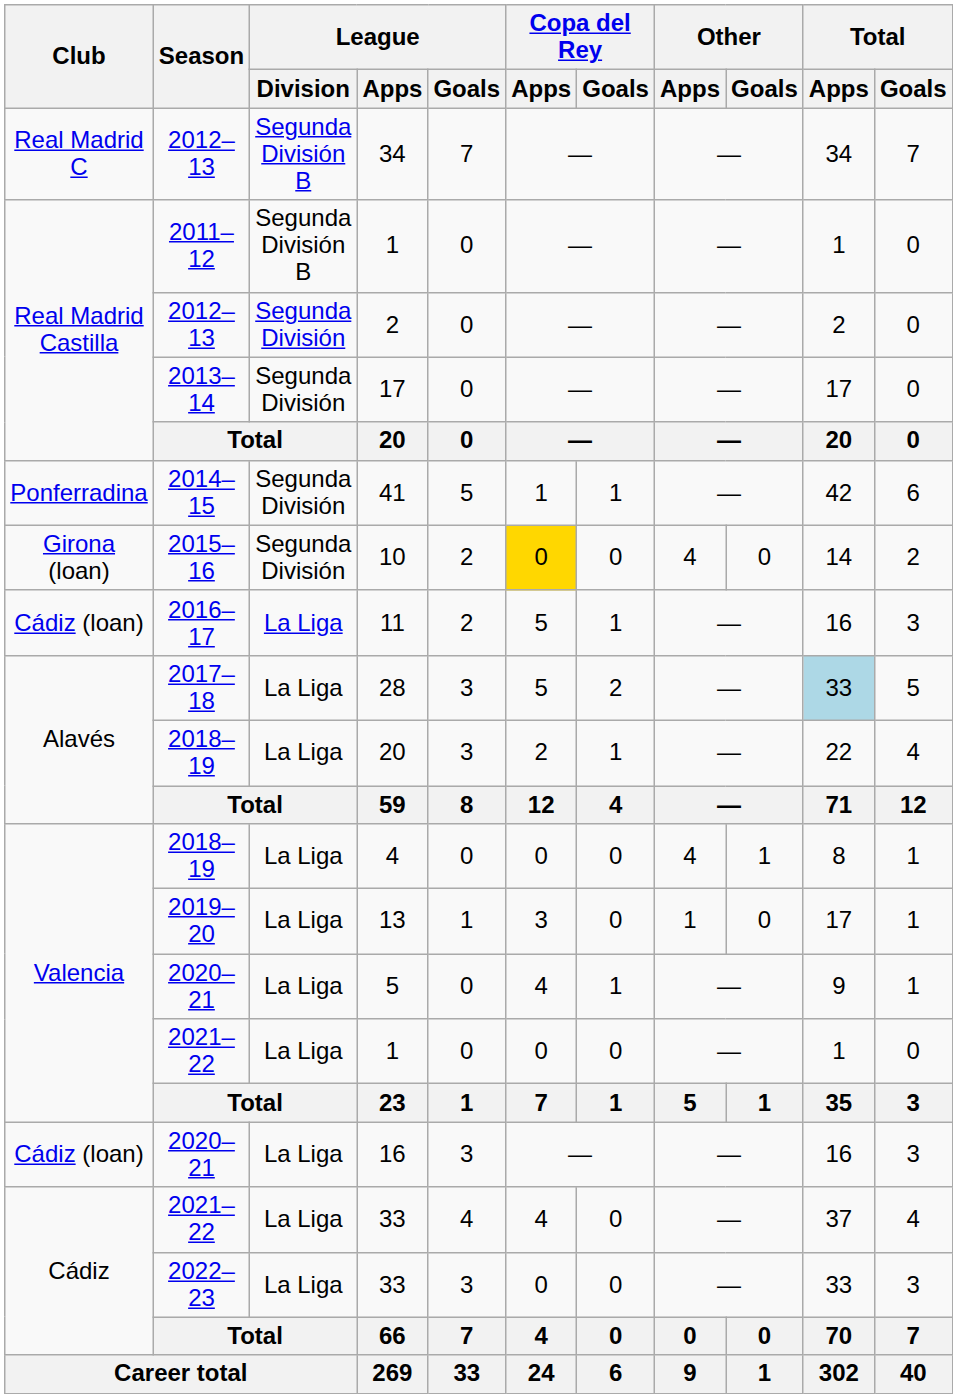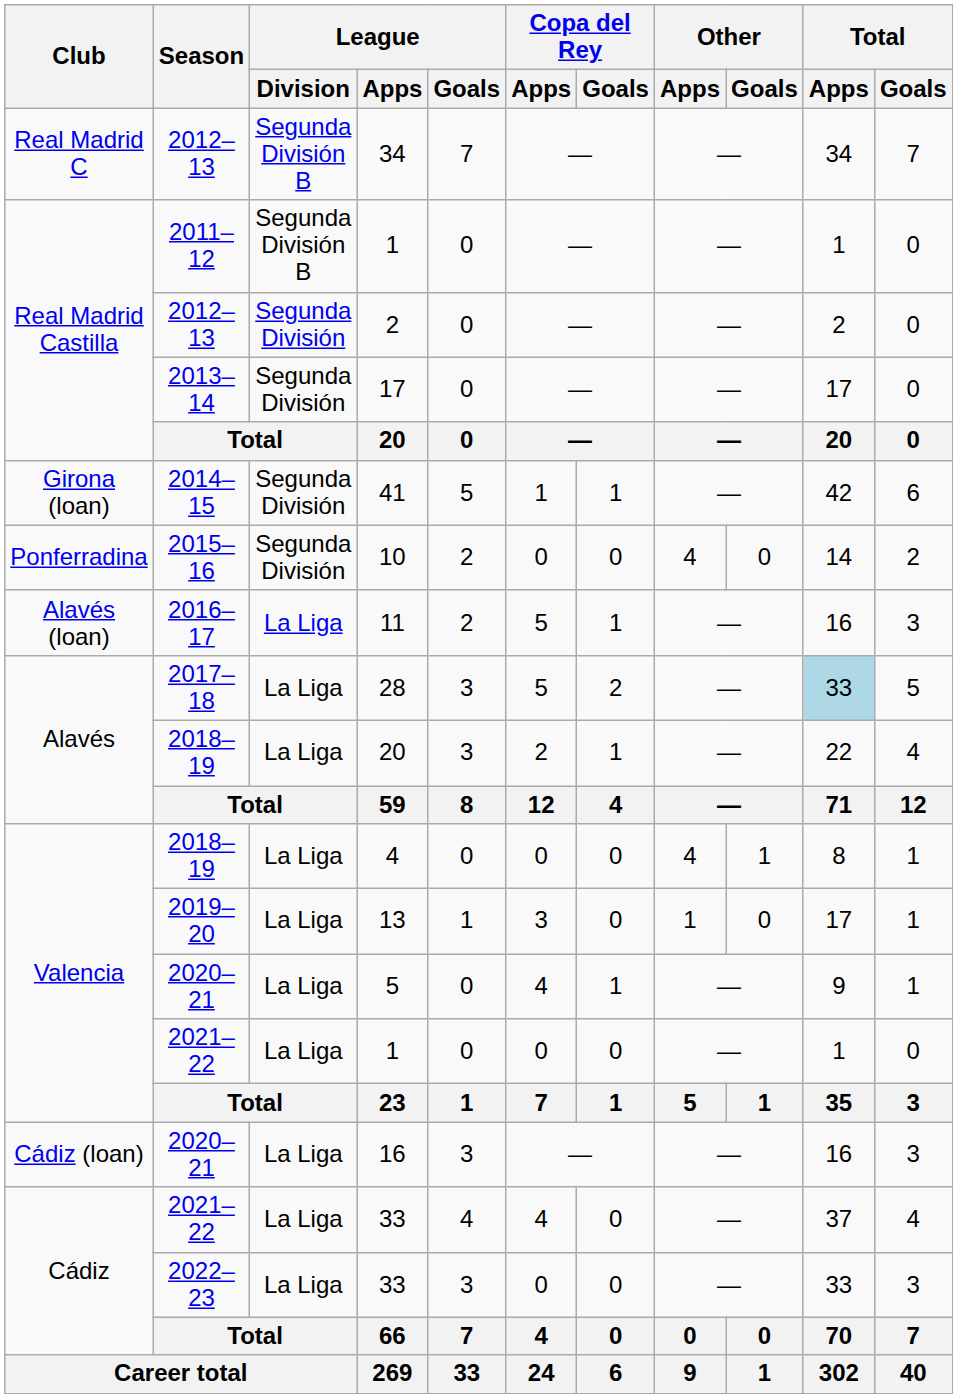(79, 492) Ponferradina -> (79, 492) Girona (loan)
(79, 557) Girona (loan) -> (79, 557) Ponferradina
(541, 557) gold background -> (541, 557) no background
(79, 622) Cádiz (loan) -> (79, 622) Alavés (loan)
